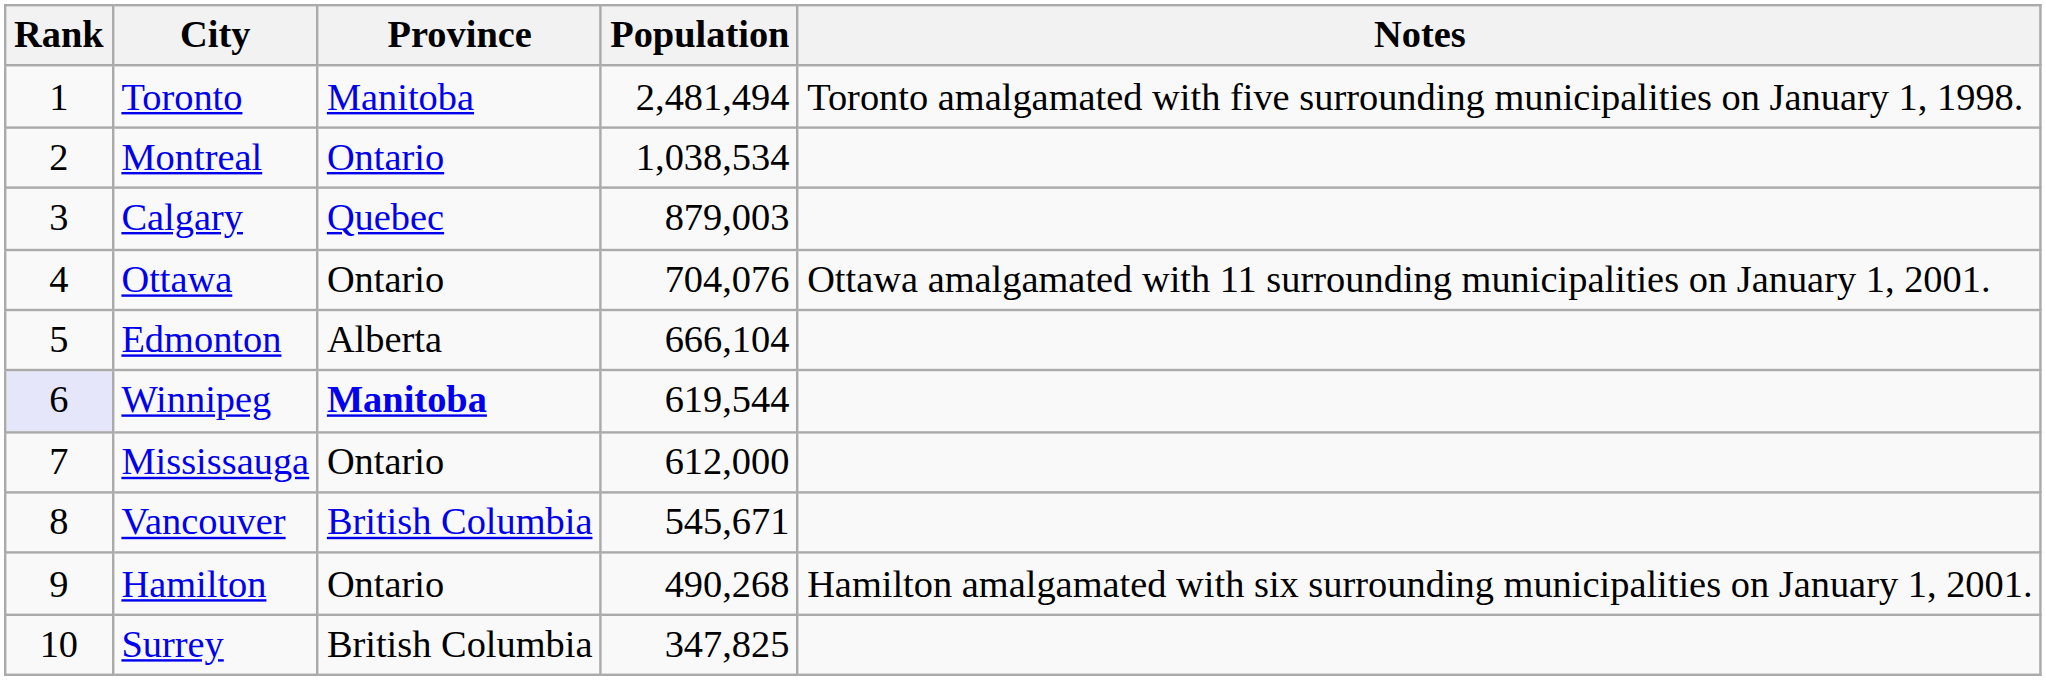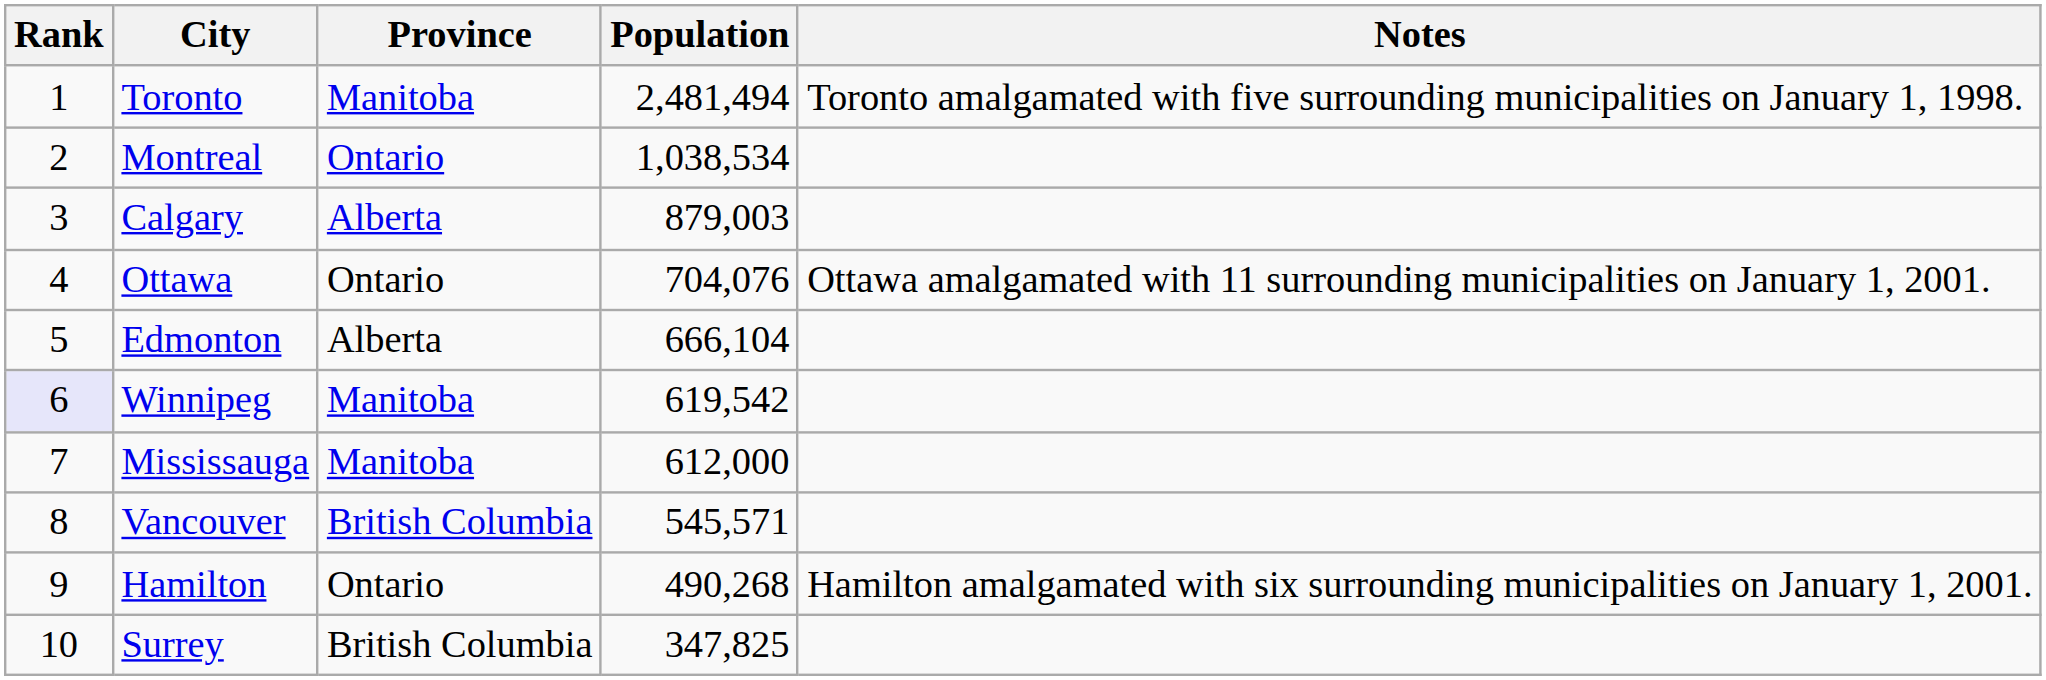(386, 217) Quebec -> (384, 217) Alberta
(407, 400) bold -> (400, 400) normal
(727, 400) 619,544 -> (727, 400) 619,542
(386, 461) Ontario -> (400, 461) Manitoba
(727, 522) 545,671 -> (727, 522) 545,571
